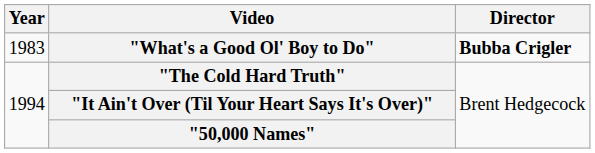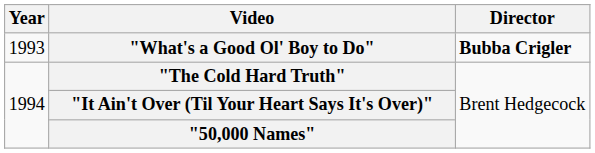(27, 47) 1983 -> (27, 47) 1993
